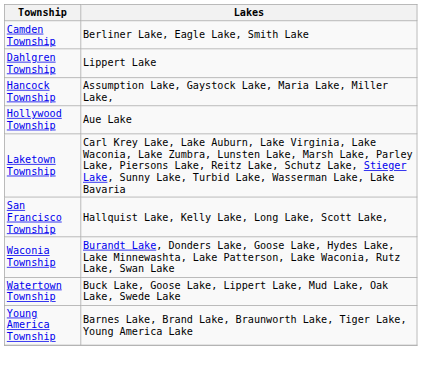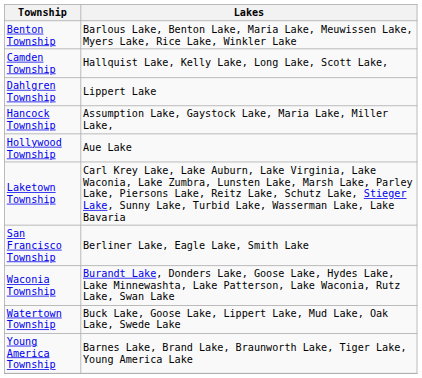+ row: (31, 35)
(196, 35) Berliner Lake, Eagle Lake, Smith Lake -> (236, 63) Hallquist Lake, Kelly Lake, Long Lake, Scott Lake,
(236, 217) Hallquist Lake, Kelly Lake, Long Lake, Scott Lake, -> (196, 245) Berliner Lake, Eagle Lake, Smith Lake
